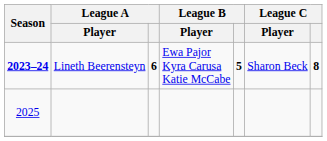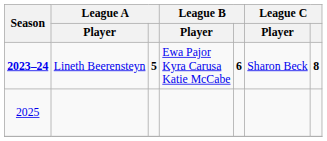(154, 65) 6 -> (154, 65) 5
(239, 65) 5 -> (239, 65) 6
